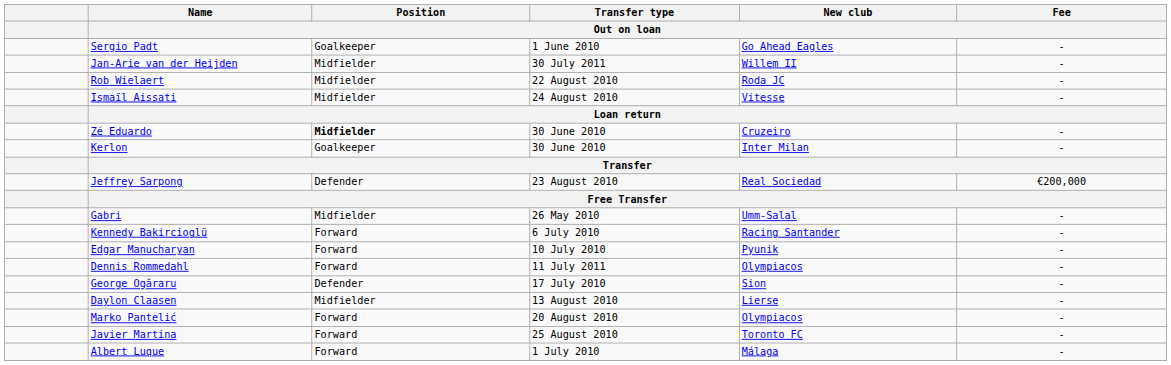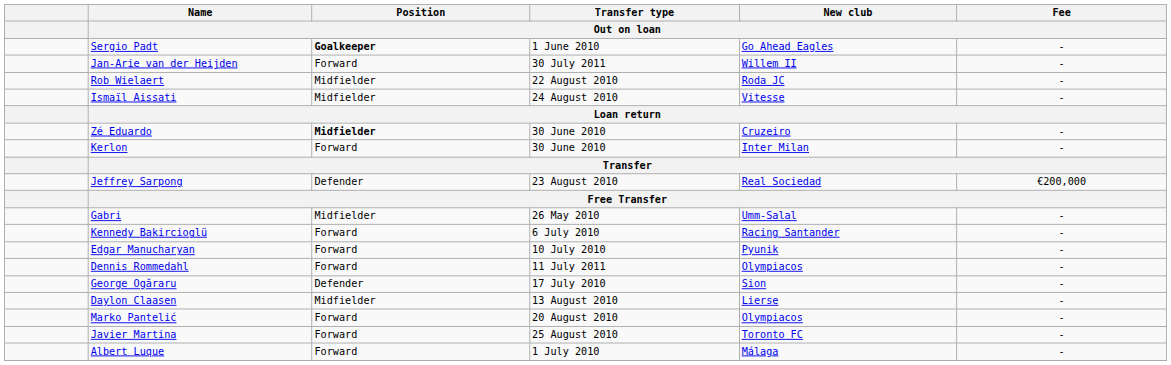(345, 47) normal -> (345, 47) bold
(345, 64) Midfielder -> (336, 64) Forward
(345, 148) Goalkeeper -> (336, 148) Forward
